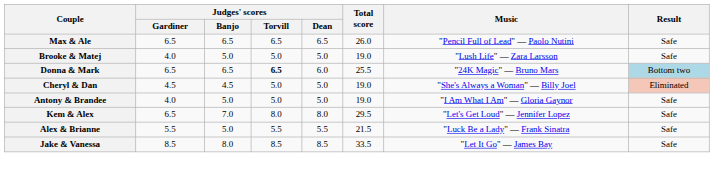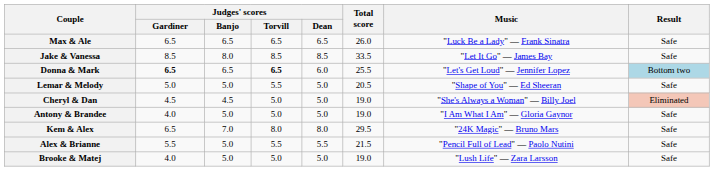(506, 41) "Pencil Full of Lead" — Paolo Nutini -> (506, 41) "Luck Be a Lady" — Frank Sinatra
rows swapped: (70, 144) <-> (70, 56)
(170, 71) normal -> (170, 71) bold
(506, 71) "24K Magic" — Bruno Mars -> (506, 71) "Let's Get Loud" — Jennifer Lopez
+ row: (70, 85)
(506, 115) "Let's Get Loud" — Jennifer Lopez -> (506, 130) "24K Magic" — Bruno Mars
(506, 130) "Luck Be a Lady" — Frank Sinatra -> (506, 144) "Pencil Full of Lead" — Paolo Nutini
